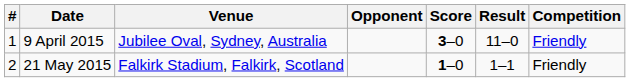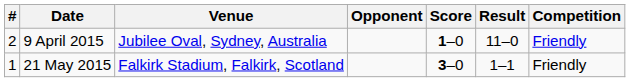(12, 40) 1 -> (12, 40) 2
(451, 40) 3–0 -> (451, 40) 1–0
(12, 64) 2 -> (12, 64) 1
(451, 64) 1–0 -> (451, 64) 3–0
